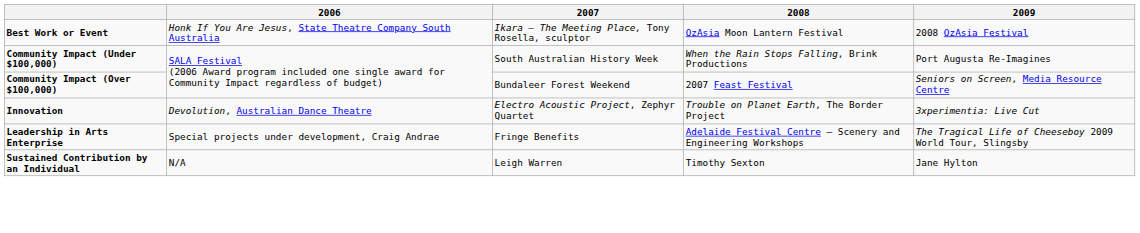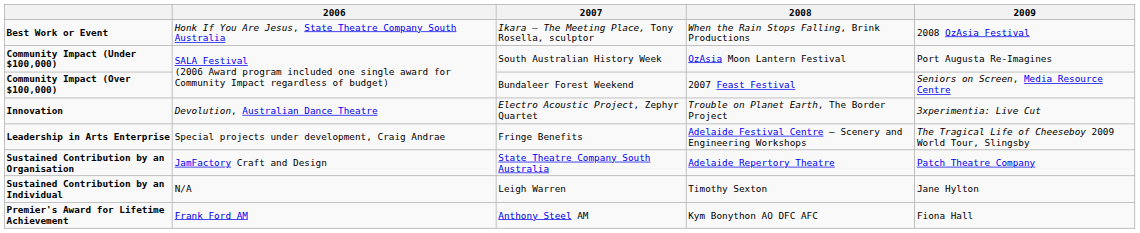(765, 33) OzAsia Moon Lantern Festival -> (784, 33) When the Rain Stops Falling, Brink Productions
(781, 59) When the Rain Stops Falling, Brink Productions -> (767, 59) OzAsia Moon Lantern Festival
+ row: (85, 163)
+ row: (85, 215)
